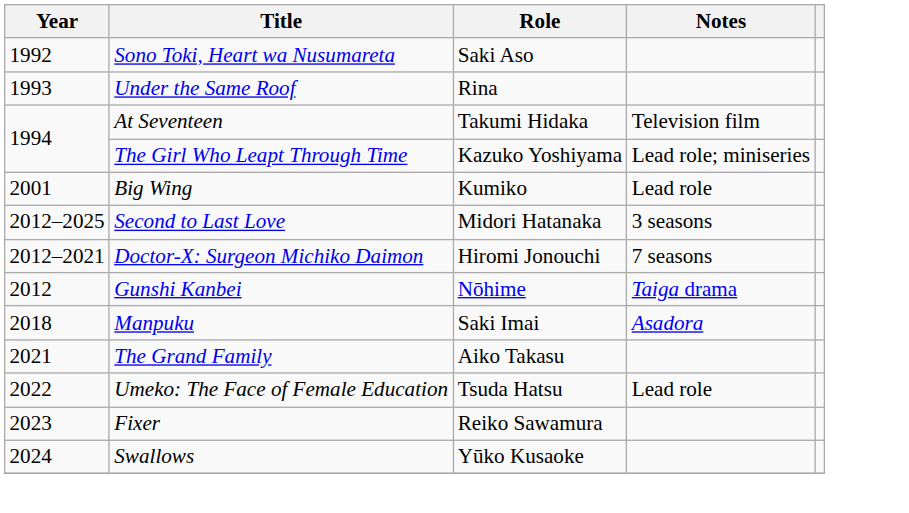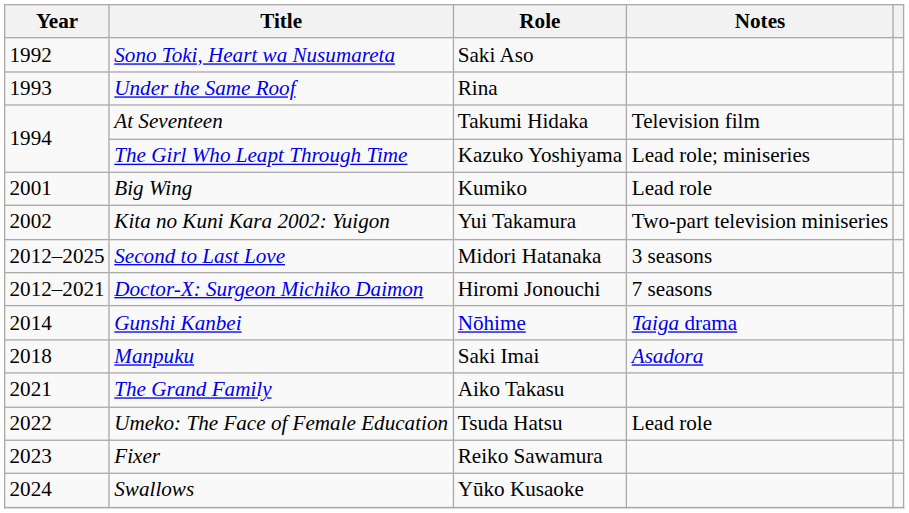+ row: (252, 222)
(31, 289) 2012 -> (31, 322) 2014
